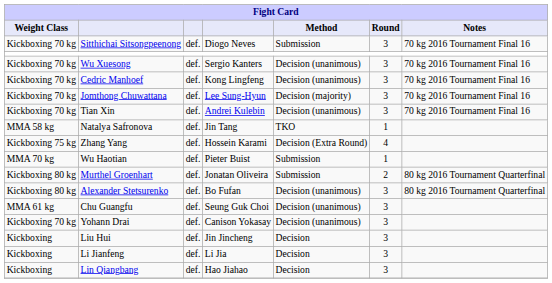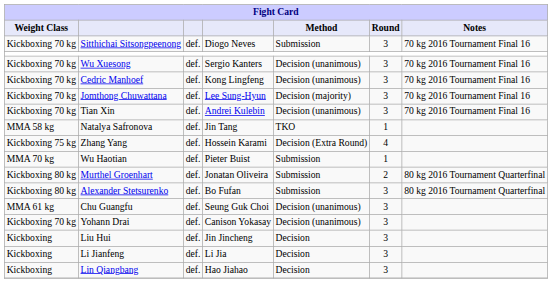(318, 190) Decision (unanimous) -> (298, 190) Submission
